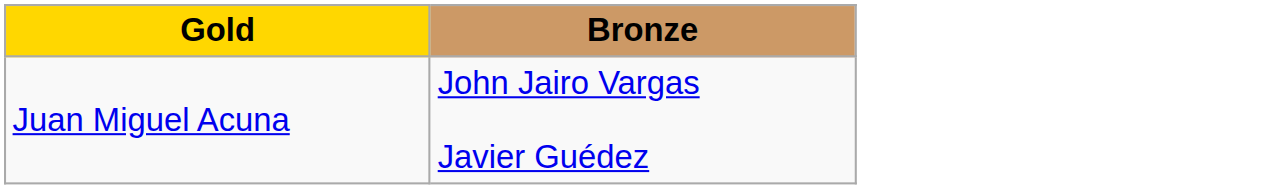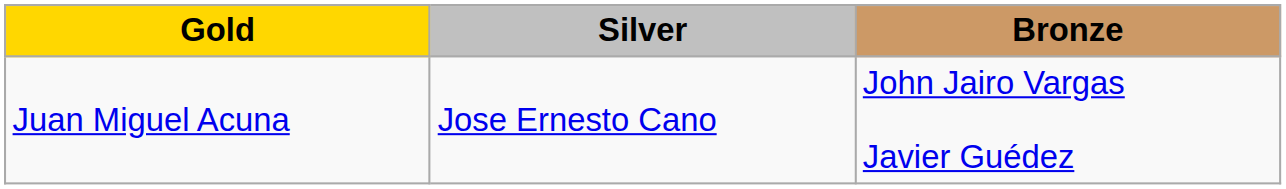+ column: (643, 30)
